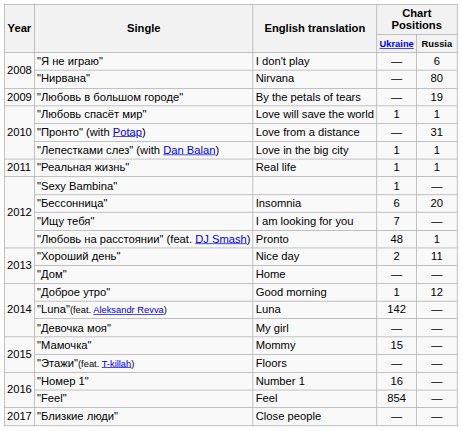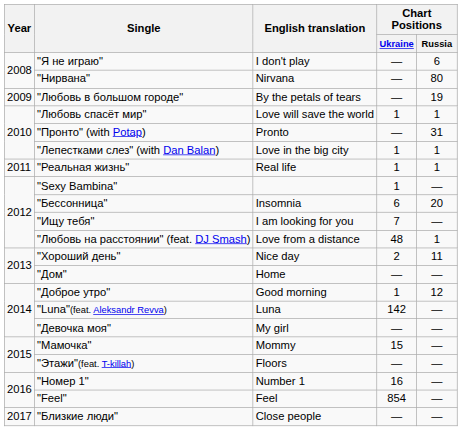(308, 132) Love from a distance -> (272, 132) Pronto
(272, 239) Pronto -> (308, 239) Love from a distance
